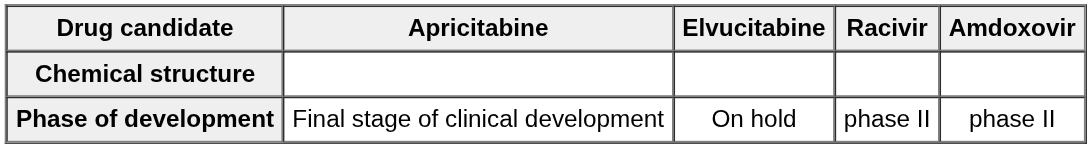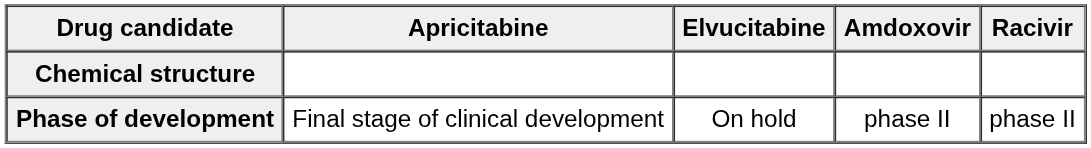columns swapped: (1012, 28) <-> (887, 28)
